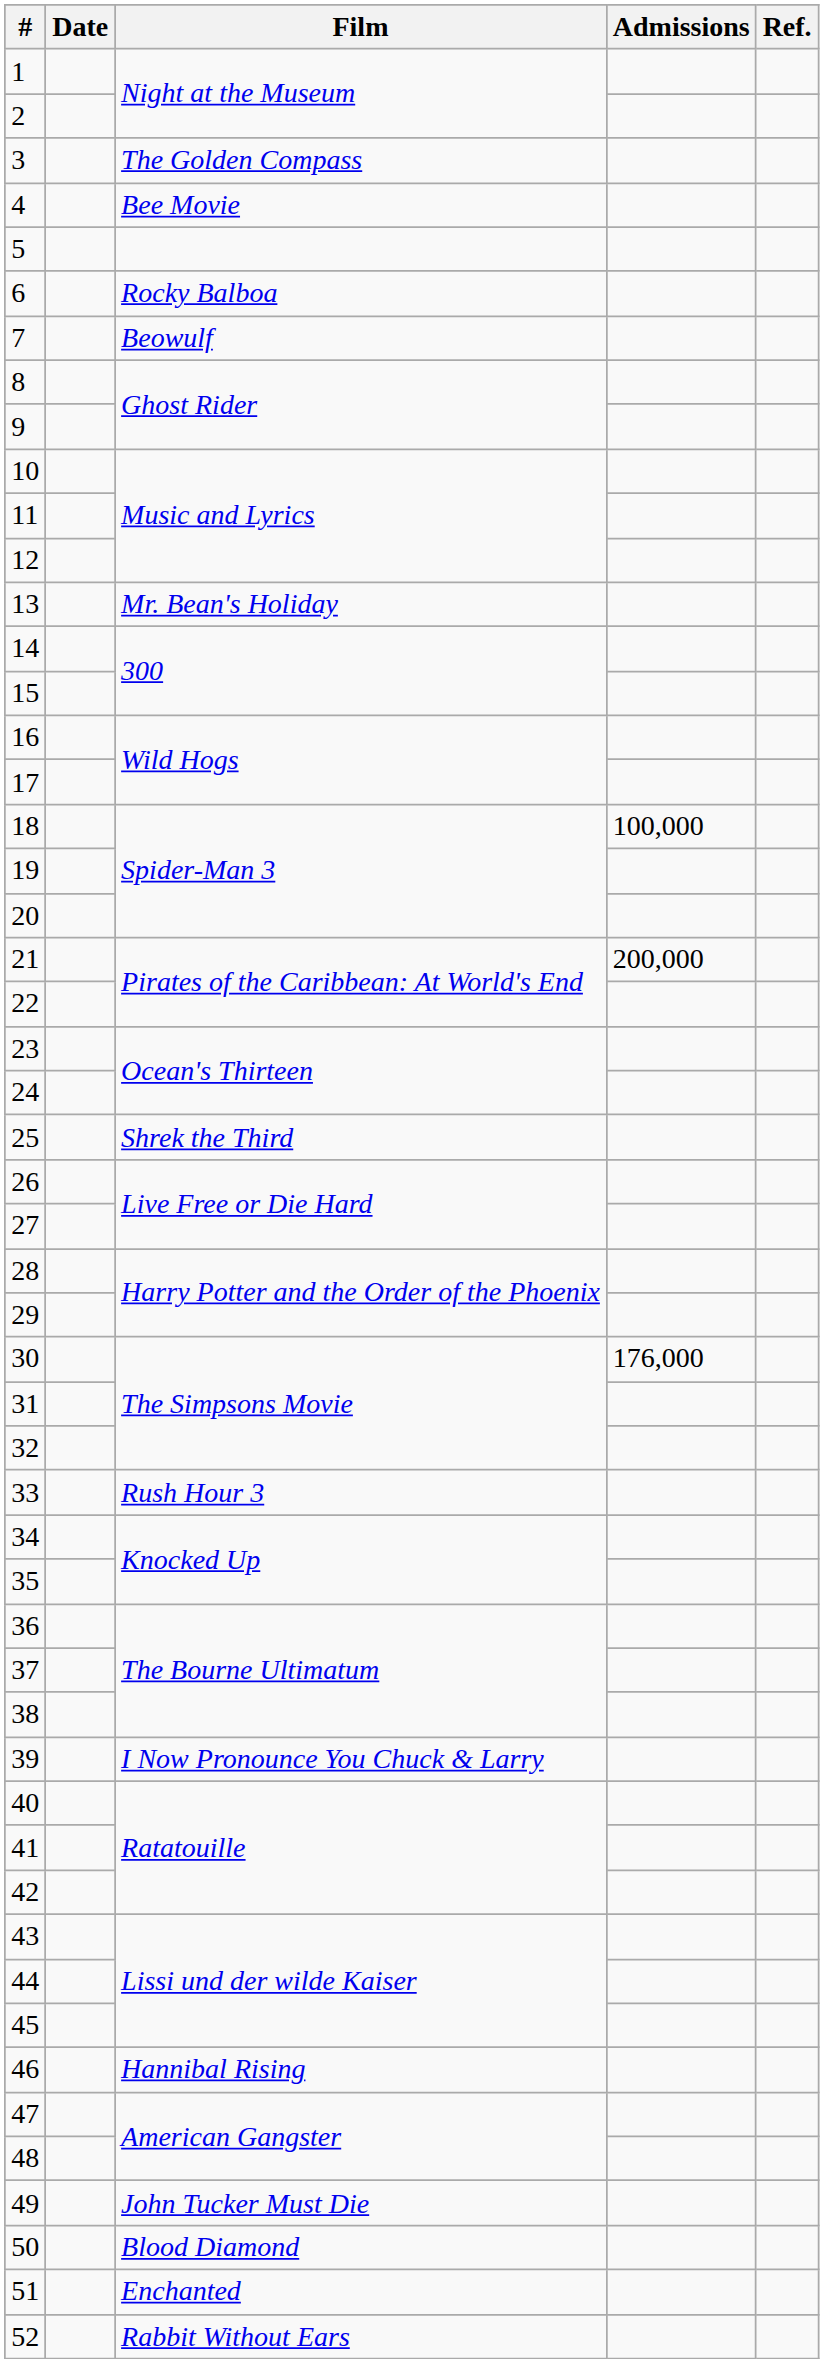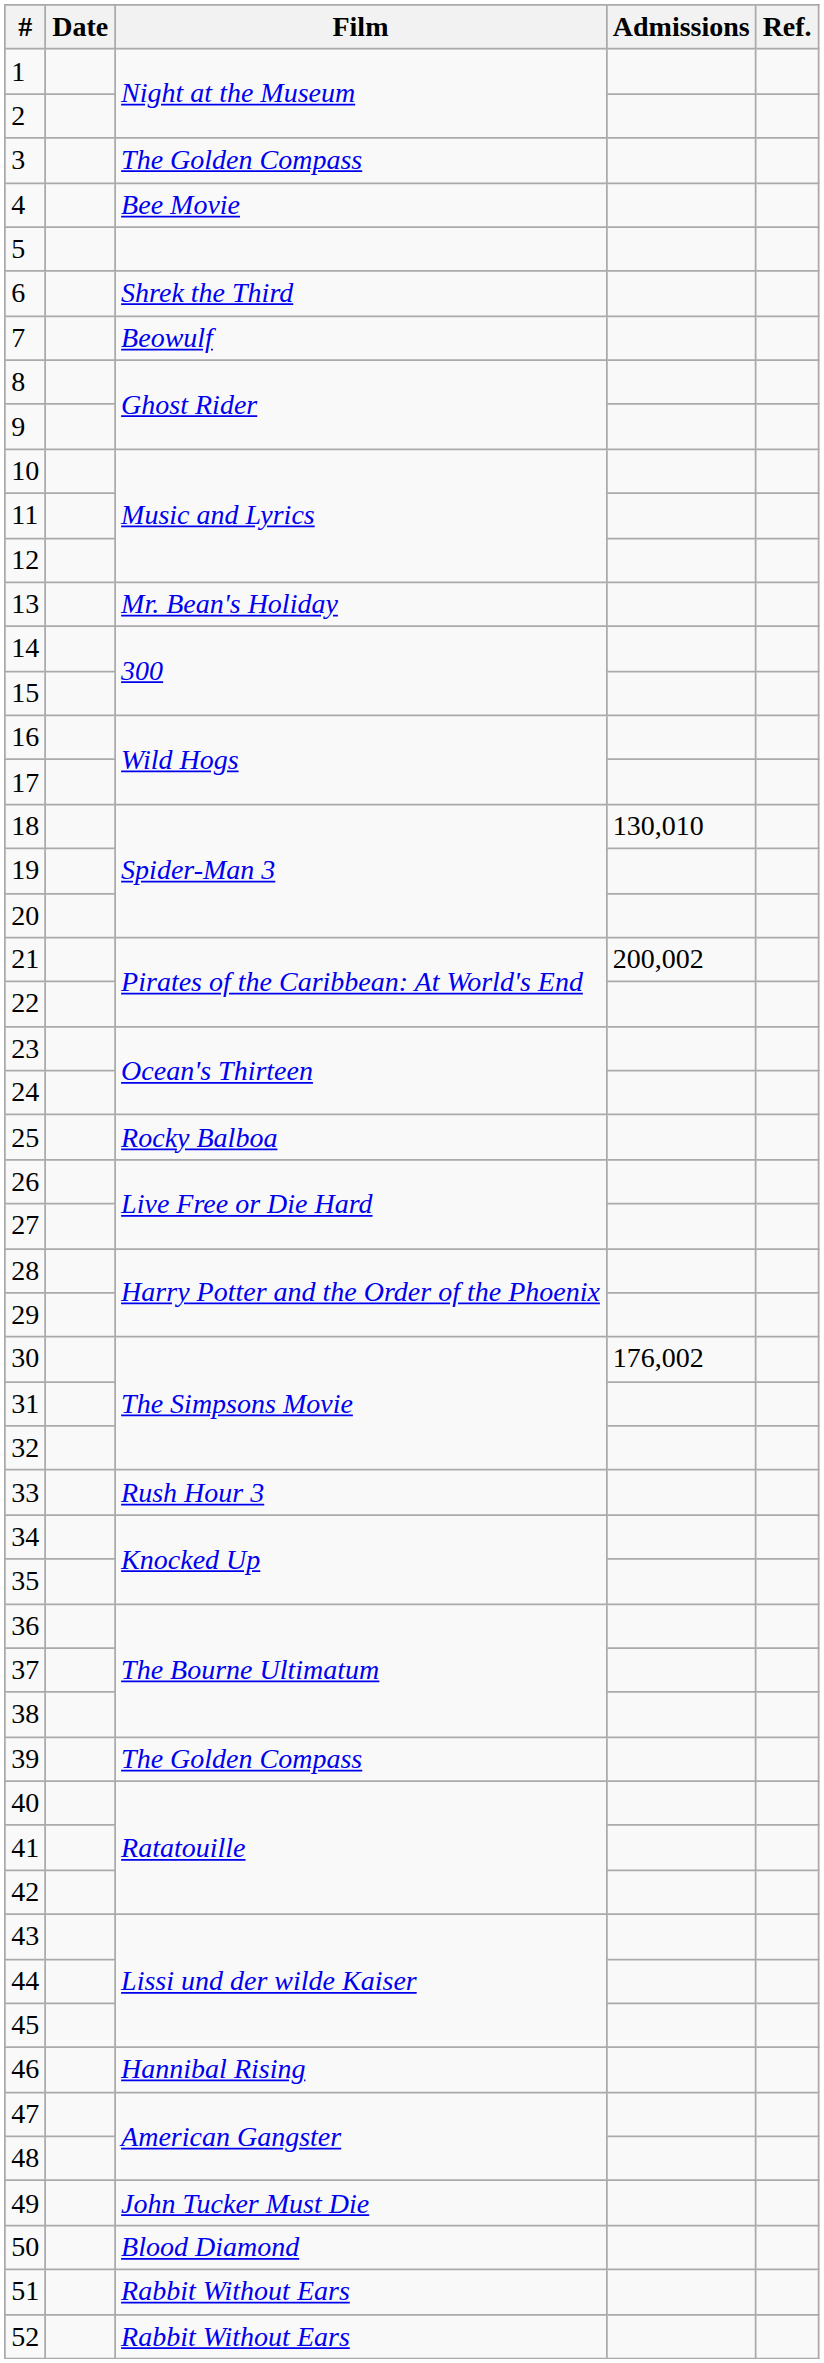(199, 293) Rocky Balboa -> (207, 293) Shrek the Third
(658, 826) 100,000 -> (658, 826) 130,010
(658, 959) 200,000 -> (658, 959) 200,002
(207, 1136) Shrek the Third -> (199, 1136) Rocky Balboa
(658, 1358) 176,000 -> (658, 1358) 176,002
(332, 1758) I Now Pronounce You Chuck & Larry -> (242, 1758) The Golden Compass
(181, 2291) Enchanted -> (235, 2291) Rabbit Without Ears
